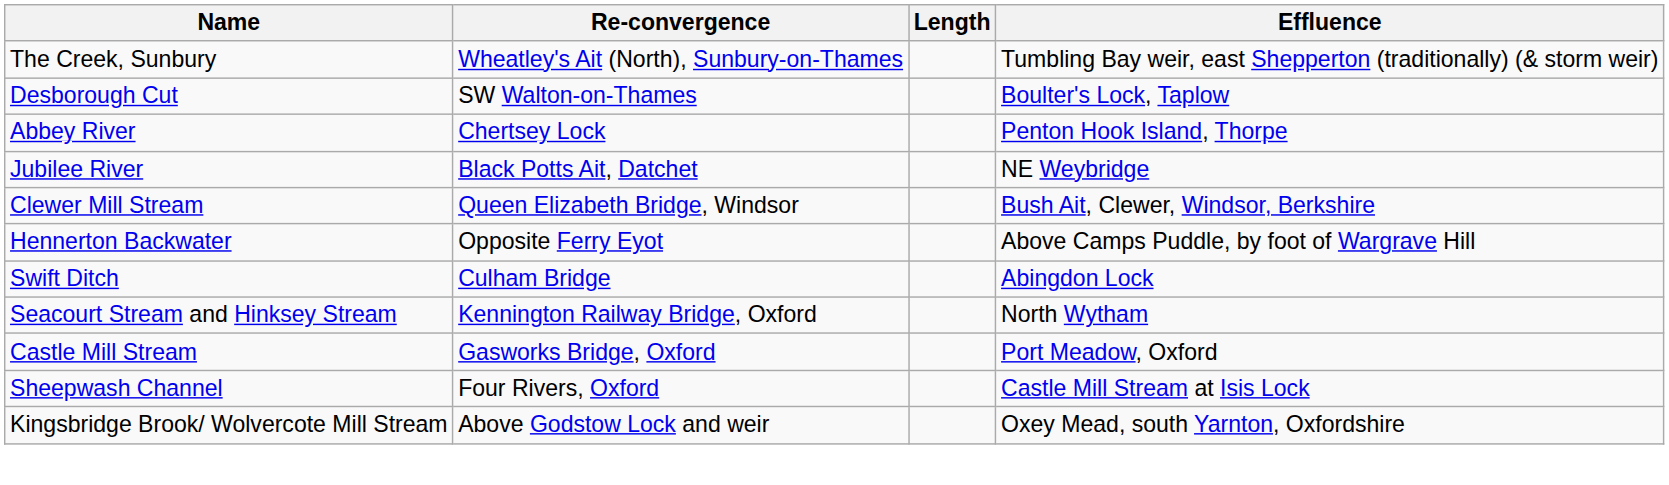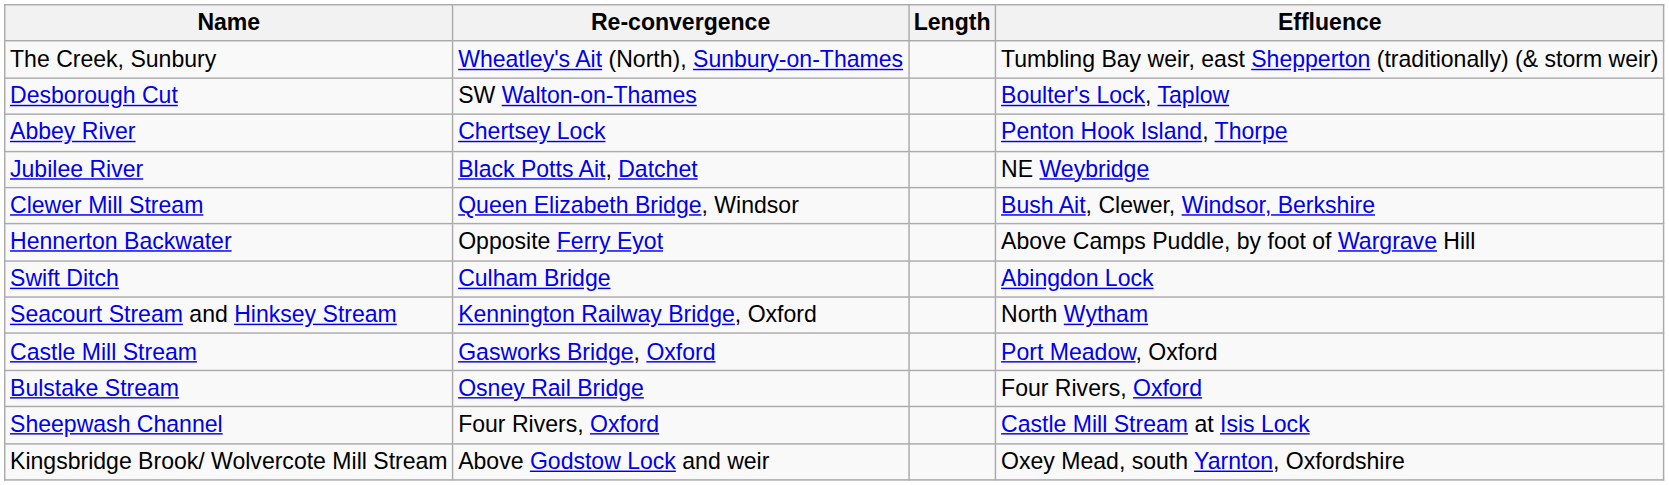+ row: (95, 388)
